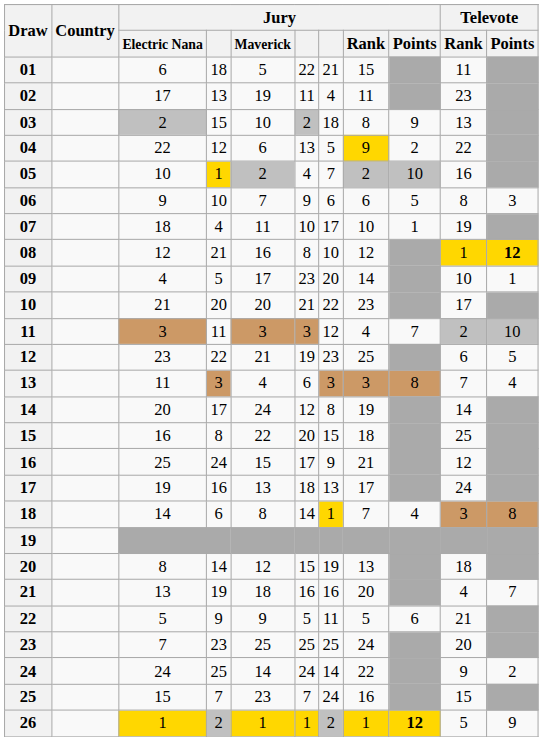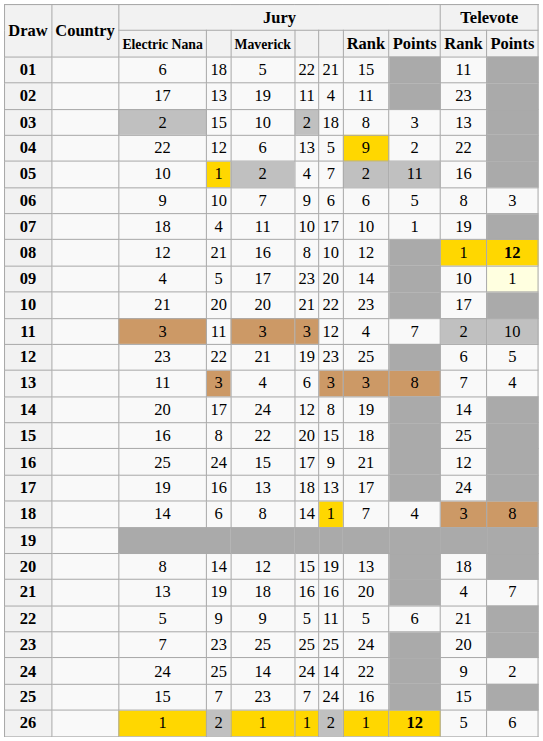(415, 122) 9 -> (415, 122) 3
(415, 174) 10 -> (415, 174) 11
(512, 278) no background -> (512, 278) lightyellow background
(512, 723) 9 -> (512, 723) 6
